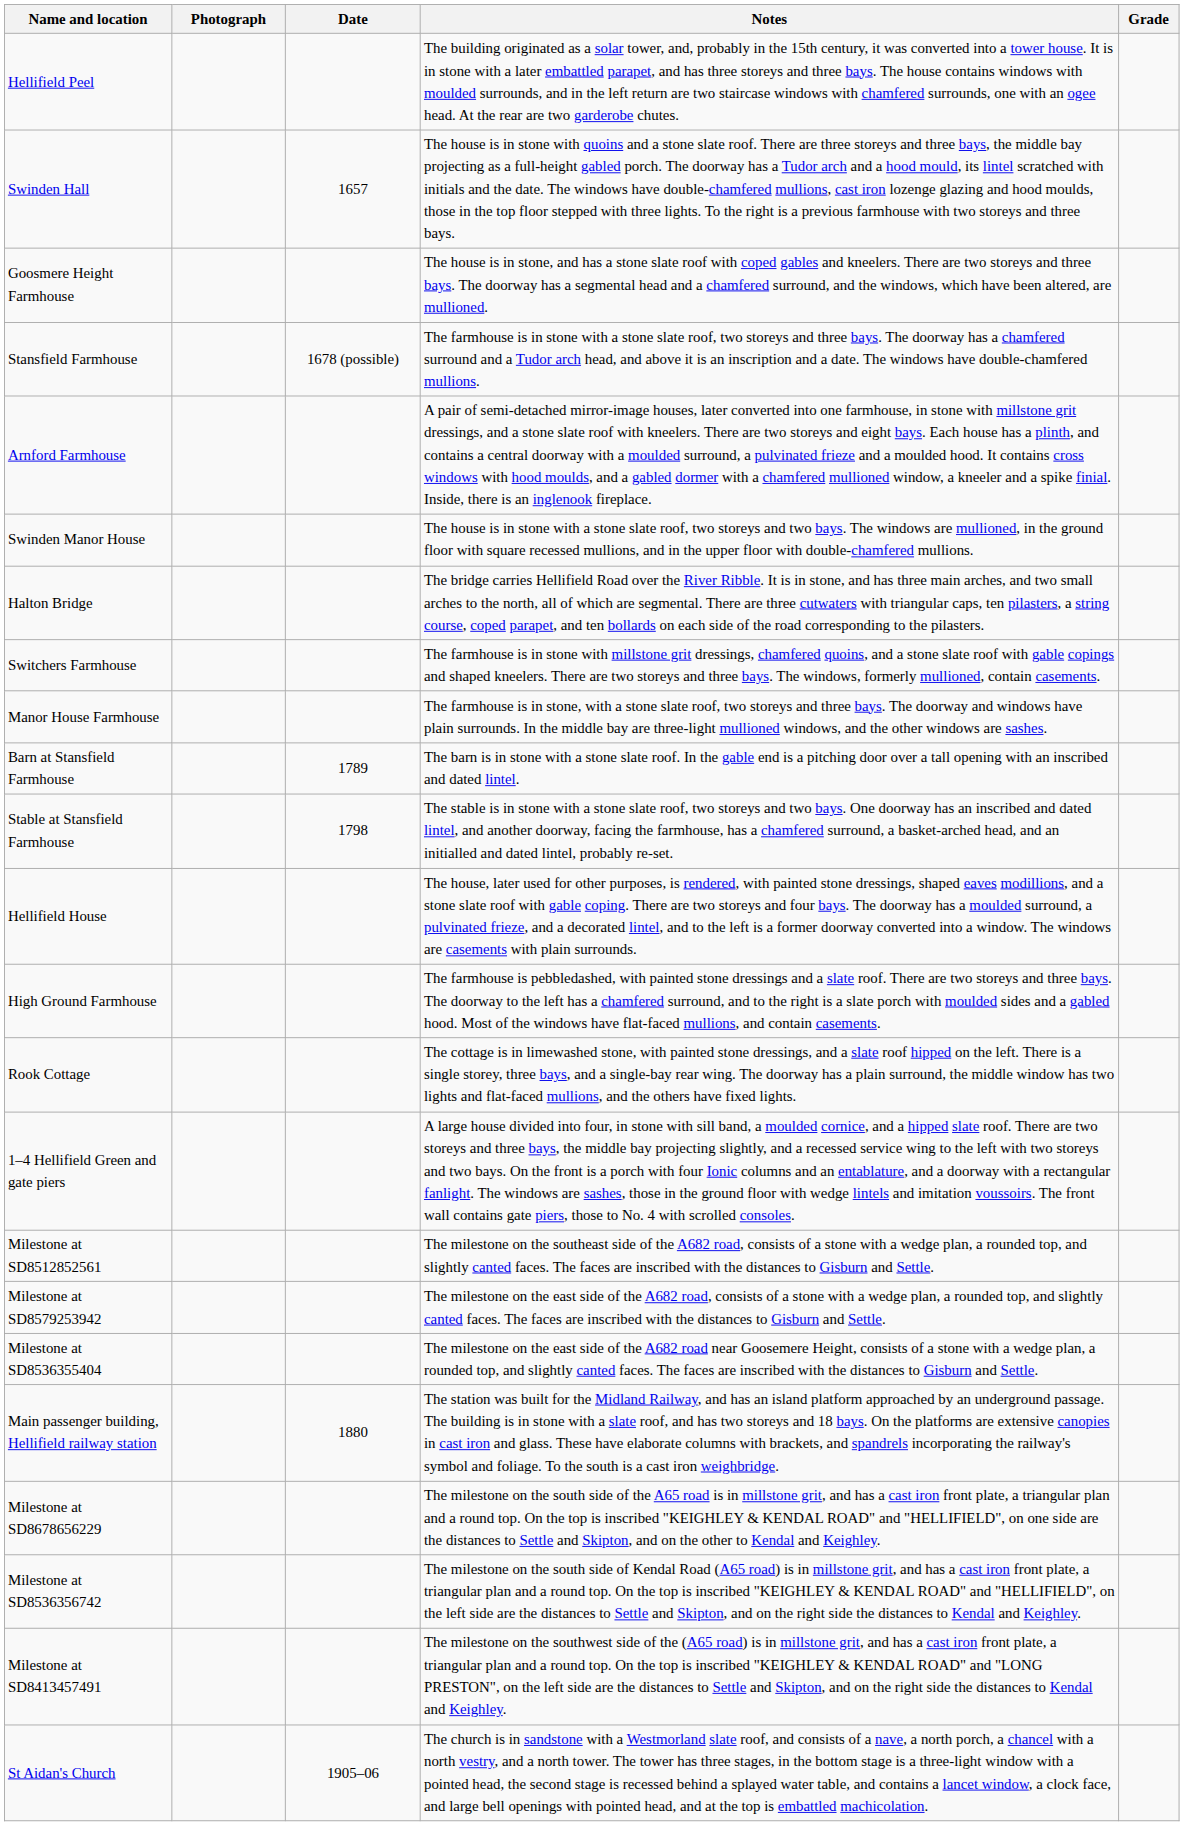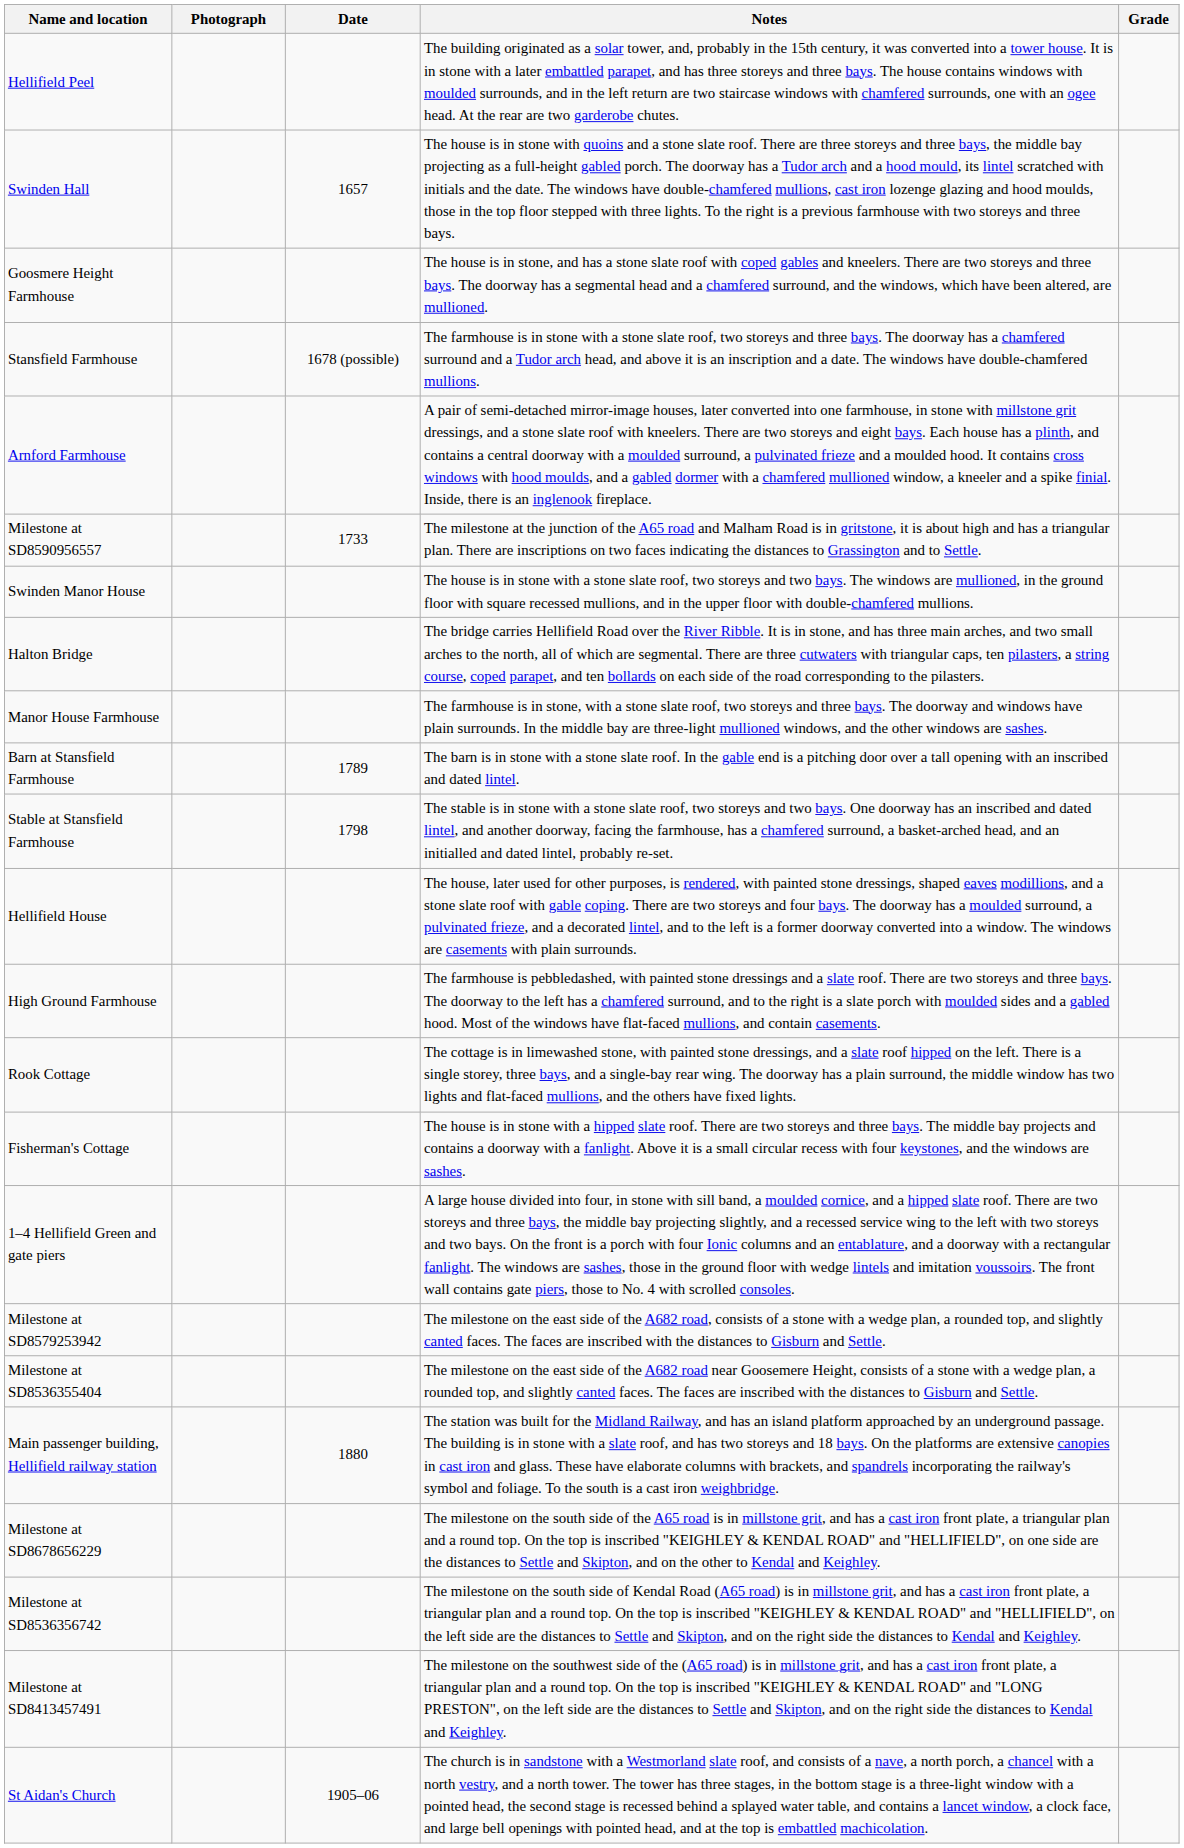+ row: (55, 540)
- row: (72, 665)
+ row: (69, 1148)
- row: (55, 1255)
